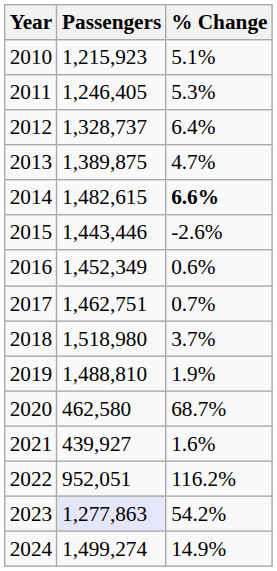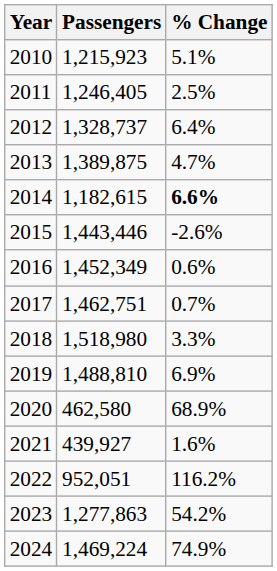(193, 92) 5.3% -> (193, 92) 2.5%
(105, 197) 1,482,615 -> (105, 197) 1,182,615
(193, 338) 3.7% -> (193, 338) 3.3%
(193, 373) 1.9% -> (193, 373) 6.9%
(199, 408) 68.7% -> (199, 408) 68.9%
(105, 513) lavender background -> (105, 513) no background
(105, 548) 1,499,274 -> (105, 548) 1,469,224
(199, 548) 14.9% -> (199, 548) 74.9%
